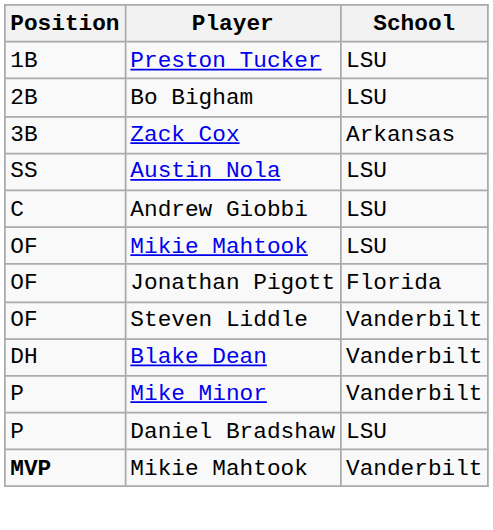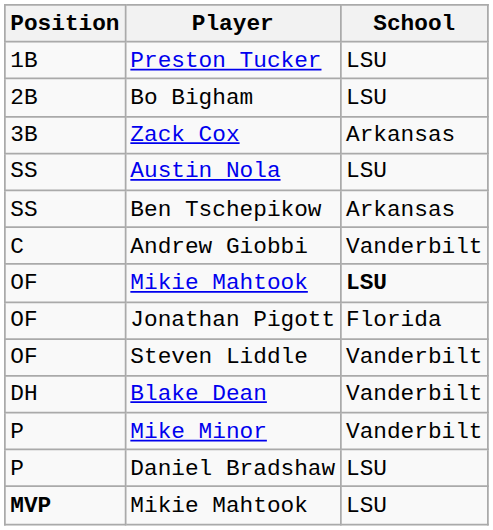+ row: (24, 209)
(366, 209) LSU -> (414, 246) Vanderbilt
(366, 246) normal -> (366, 283) bold
(414, 468) Vanderbilt -> (366, 505) LSU
